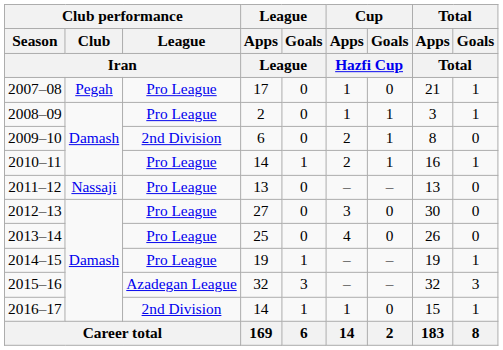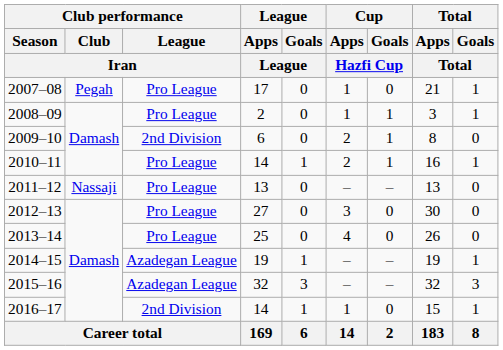(181, 260) Pro League -> (182, 260) Azadegan League
